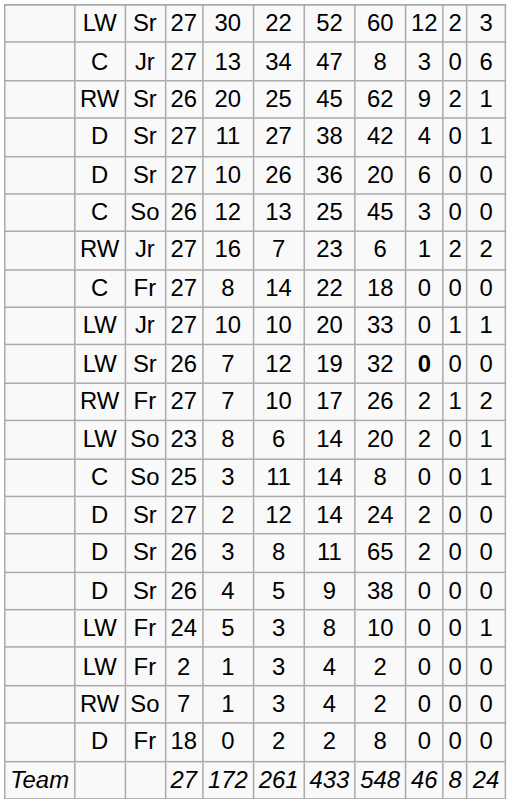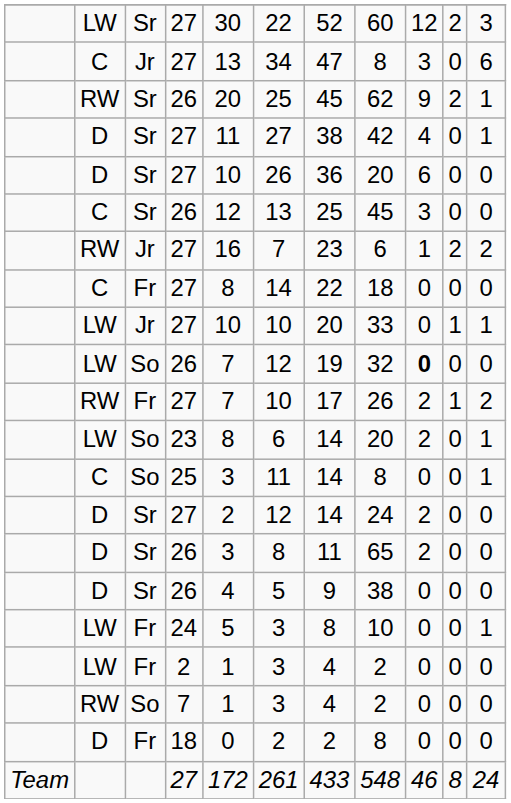(145, 212) So -> (145, 212) Sr
(145, 363) Sr -> (145, 363) So
